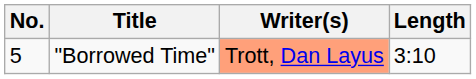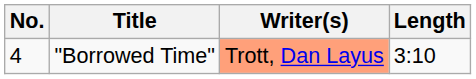(16, 55) 5 -> (16, 55) 4
